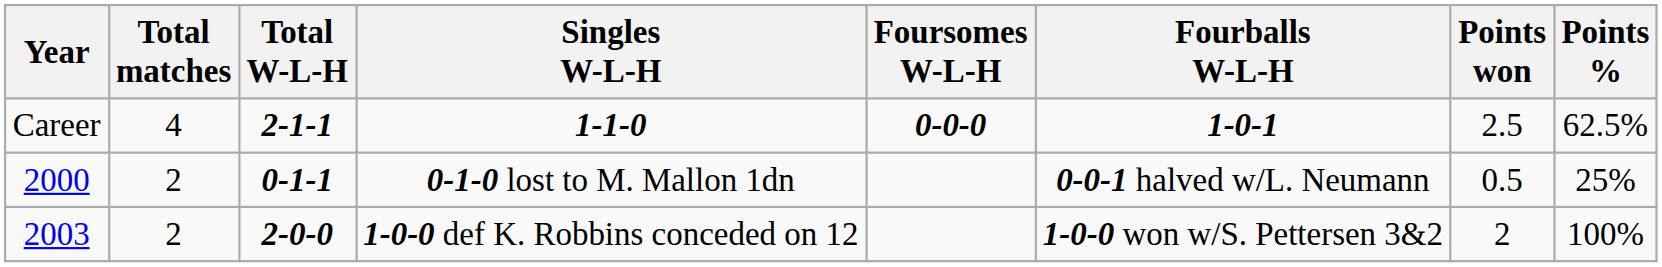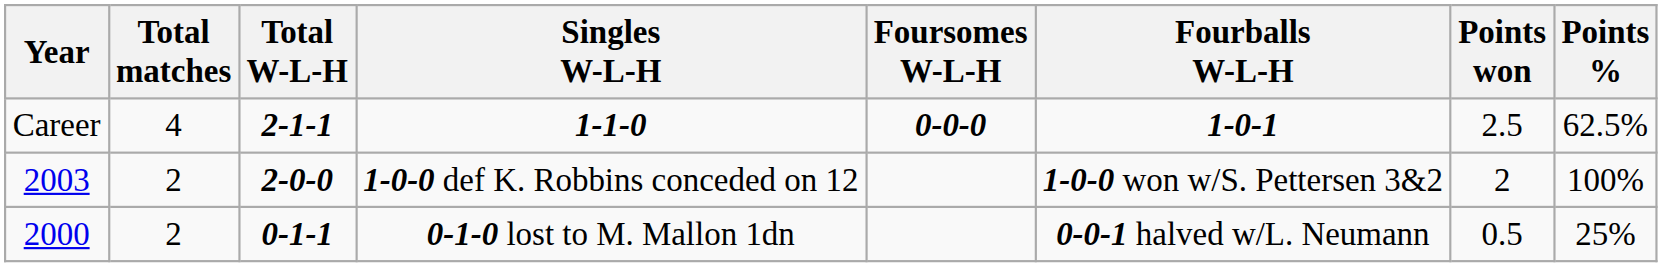rows swapped: (611, 179) <-> (611, 234)
